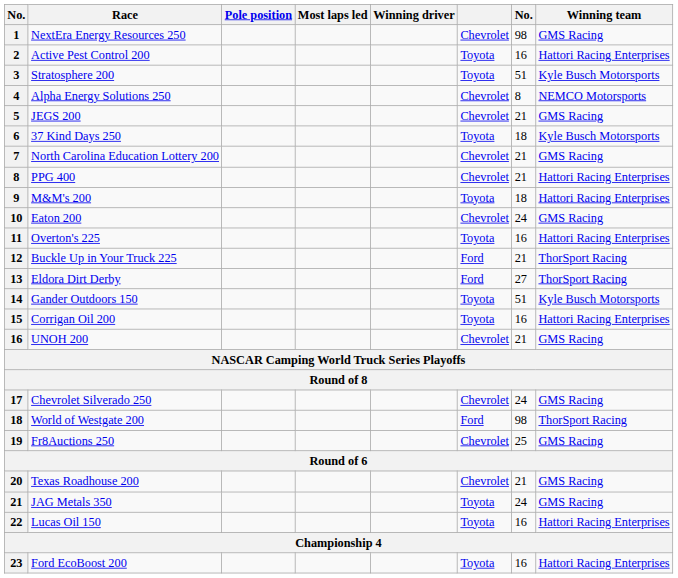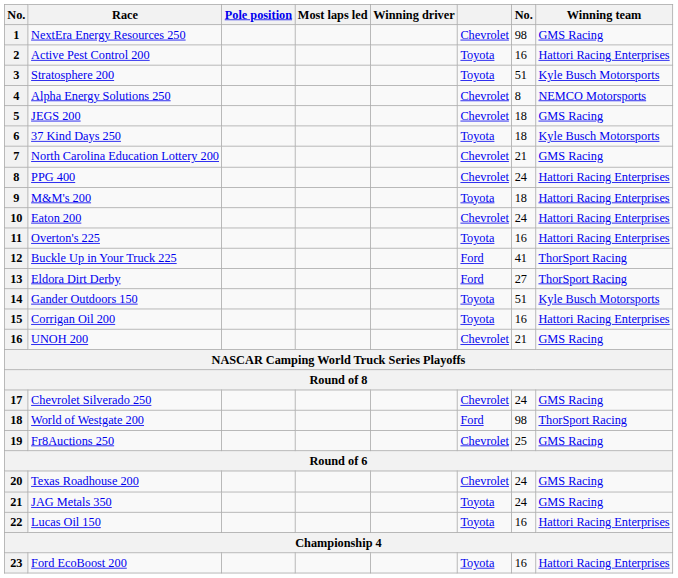(521, 116) 21 -> (521, 116) 18
(521, 177) 21 -> (521, 177) 24
(571, 217) GMS Racing -> (604, 217) Hattori Racing Enterprises
(521, 258) 21 -> (521, 258) 41
(521, 481) 21 -> (521, 481) 24
